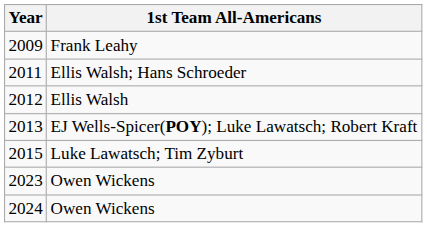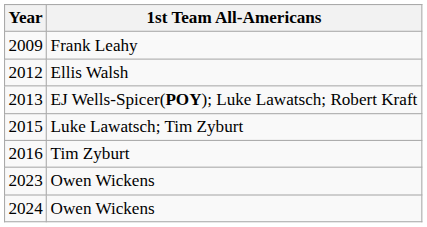- row: (25, 72)
+ row: (26, 153)
